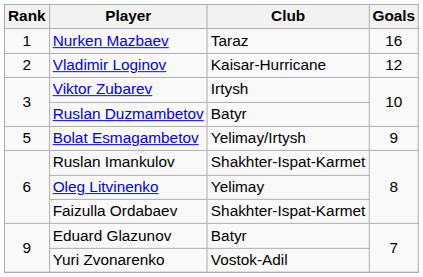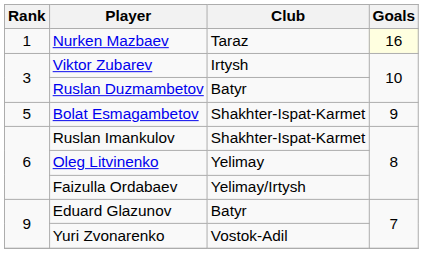(394, 41) no background -> (394, 41) lightyellow background
- row: (109, 65)
(258, 138) Yelimay/Irtysh -> (288, 114) Shakhter-Ispat-Karmet
(288, 211) Shakhter-Ispat-Karmet -> (258, 187) Yelimay/Irtysh
